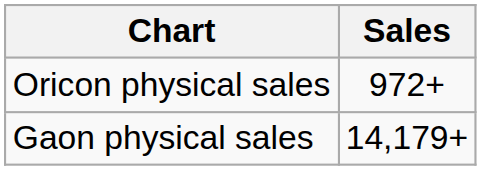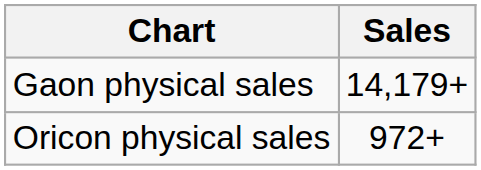rows swapped: (163, 137) <-> (172, 84)
